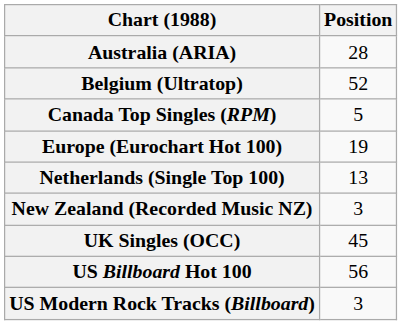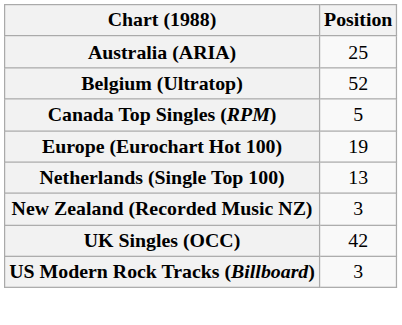(358, 51) 28 -> (358, 51) 25
(358, 240) 45 -> (358, 240) 42
- row: (162, 271)
